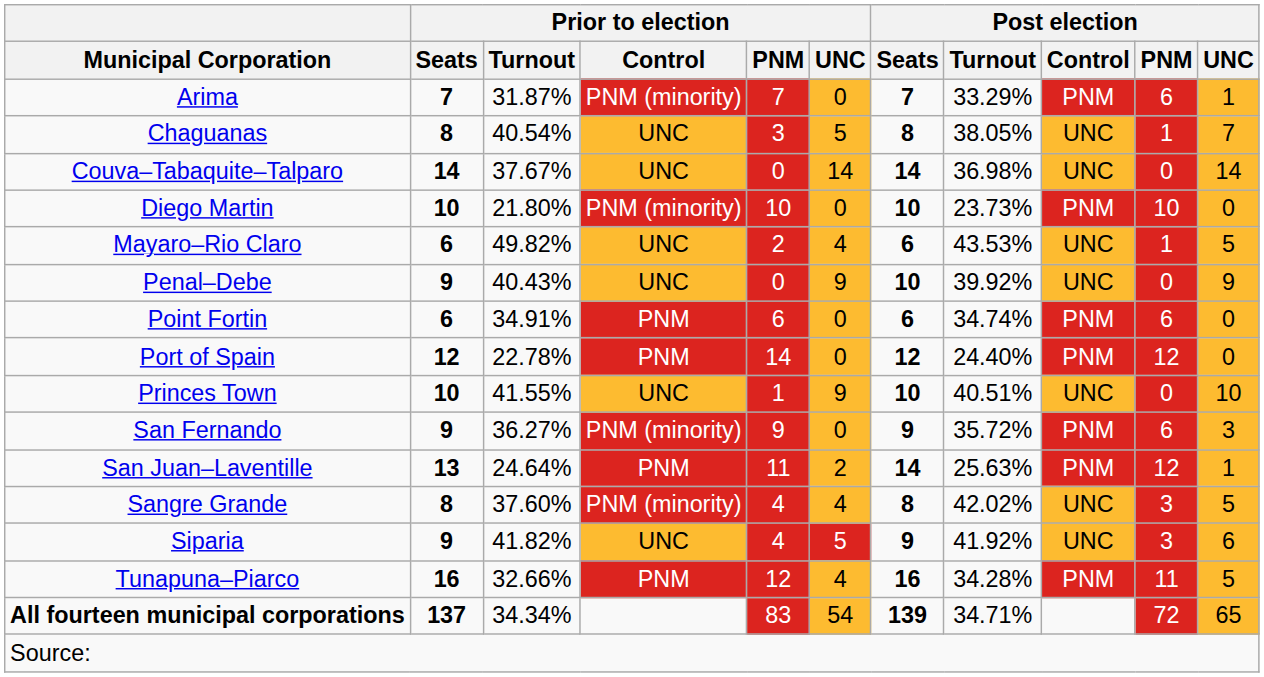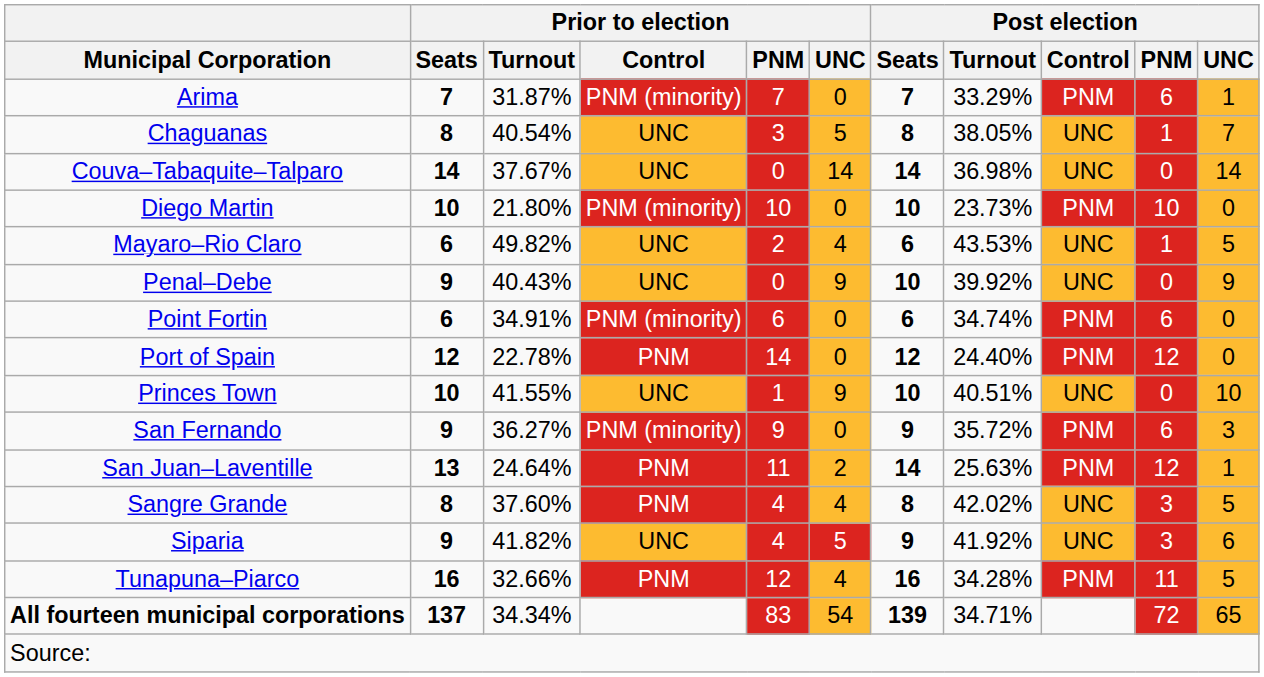(664, 319) PNM -> (664, 319) PNM (minority)
(664, 504) PNM (minority) -> (664, 504) PNM
